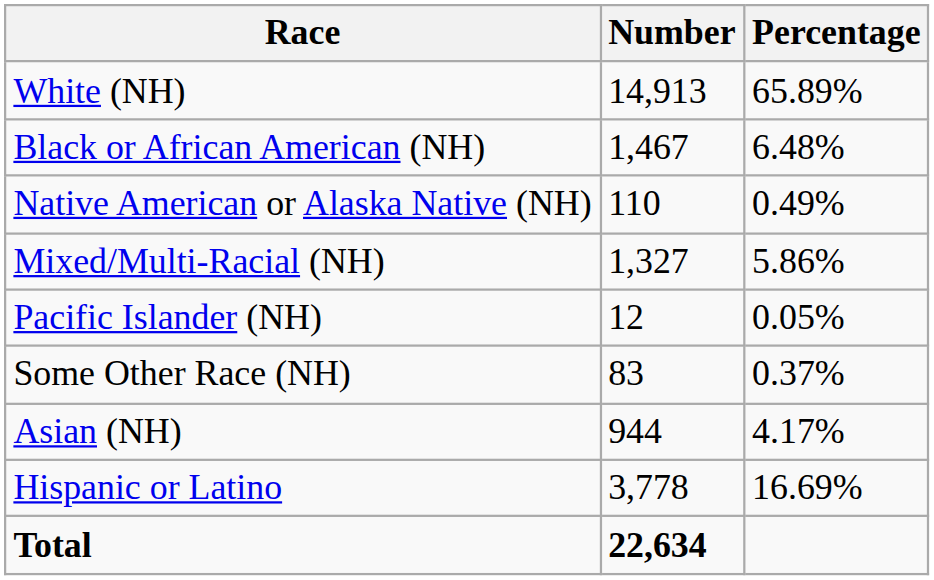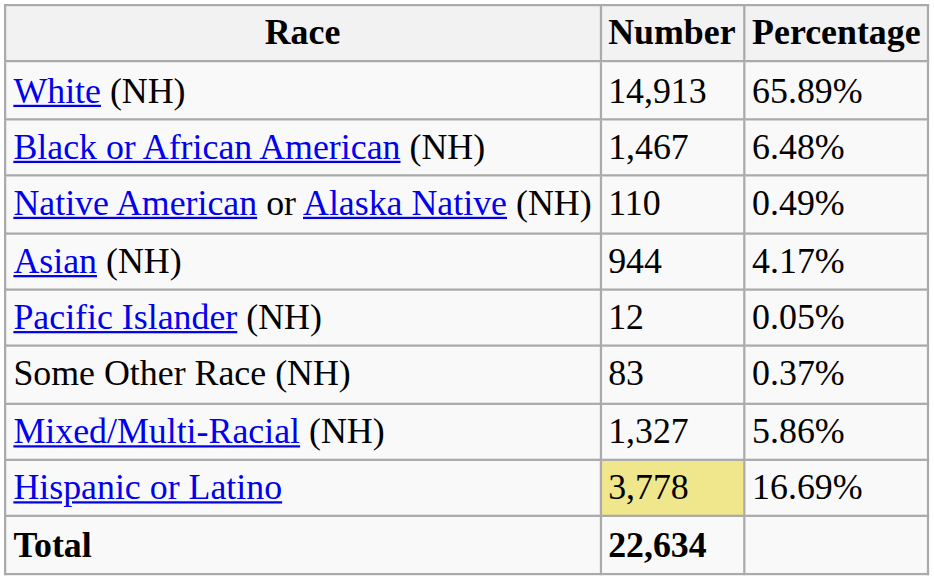rows swapped: (97, 430) <-> (199, 260)
(648, 487) no background -> (648, 487) khaki background
